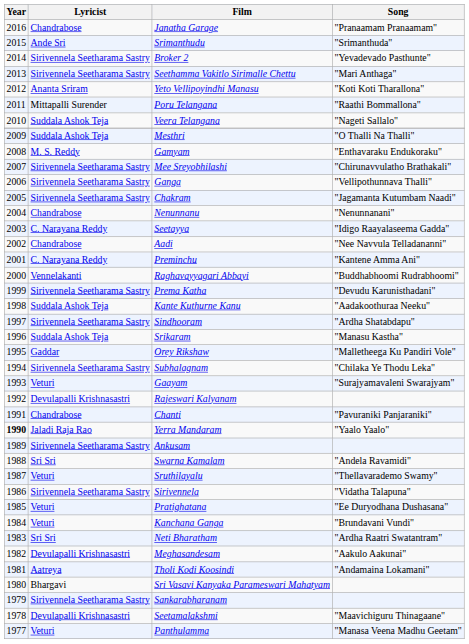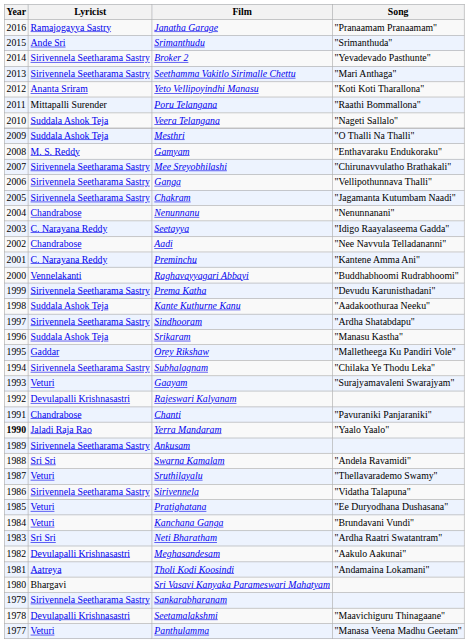(56, 27) Chandrabose -> (71, 27) Ramajogayya Sastry
